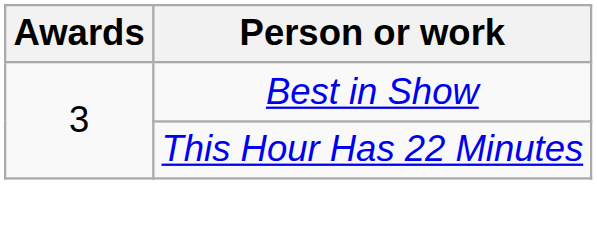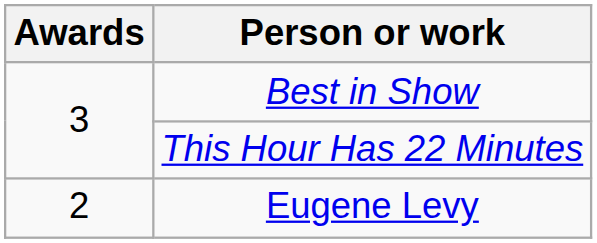+ row: (372, 206)
